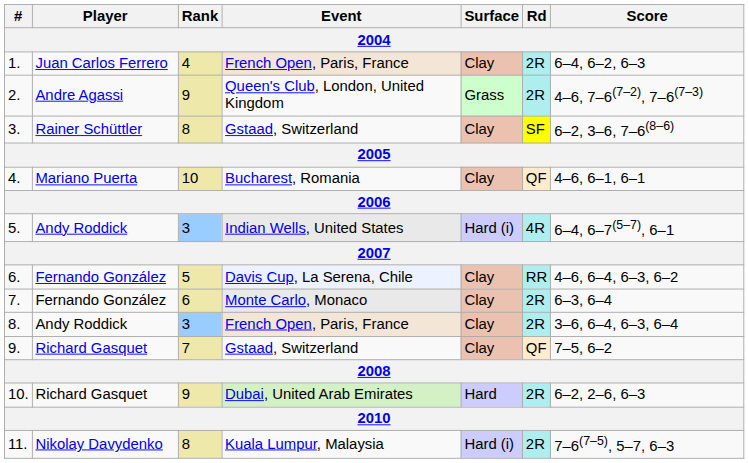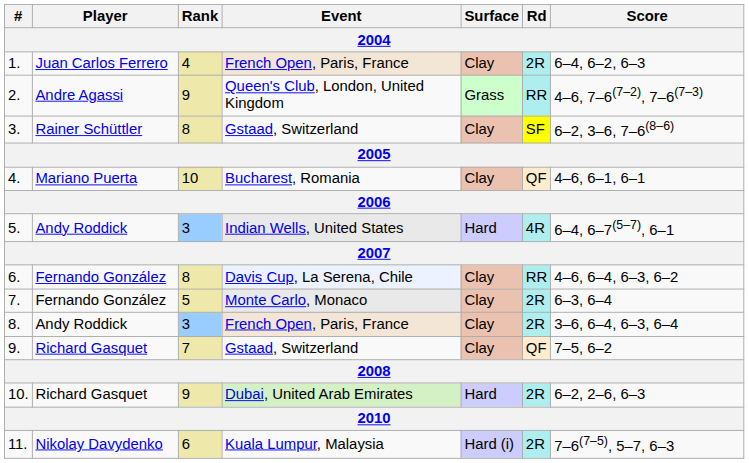(535, 95) 2R -> (537, 95) RR
(489, 227) Hard (i) -> (481, 227) Hard
(186, 277) 5 -> (186, 277) 8
(186, 300) 6 -> (186, 300) 5
(186, 444) 8 -> (186, 444) 6
